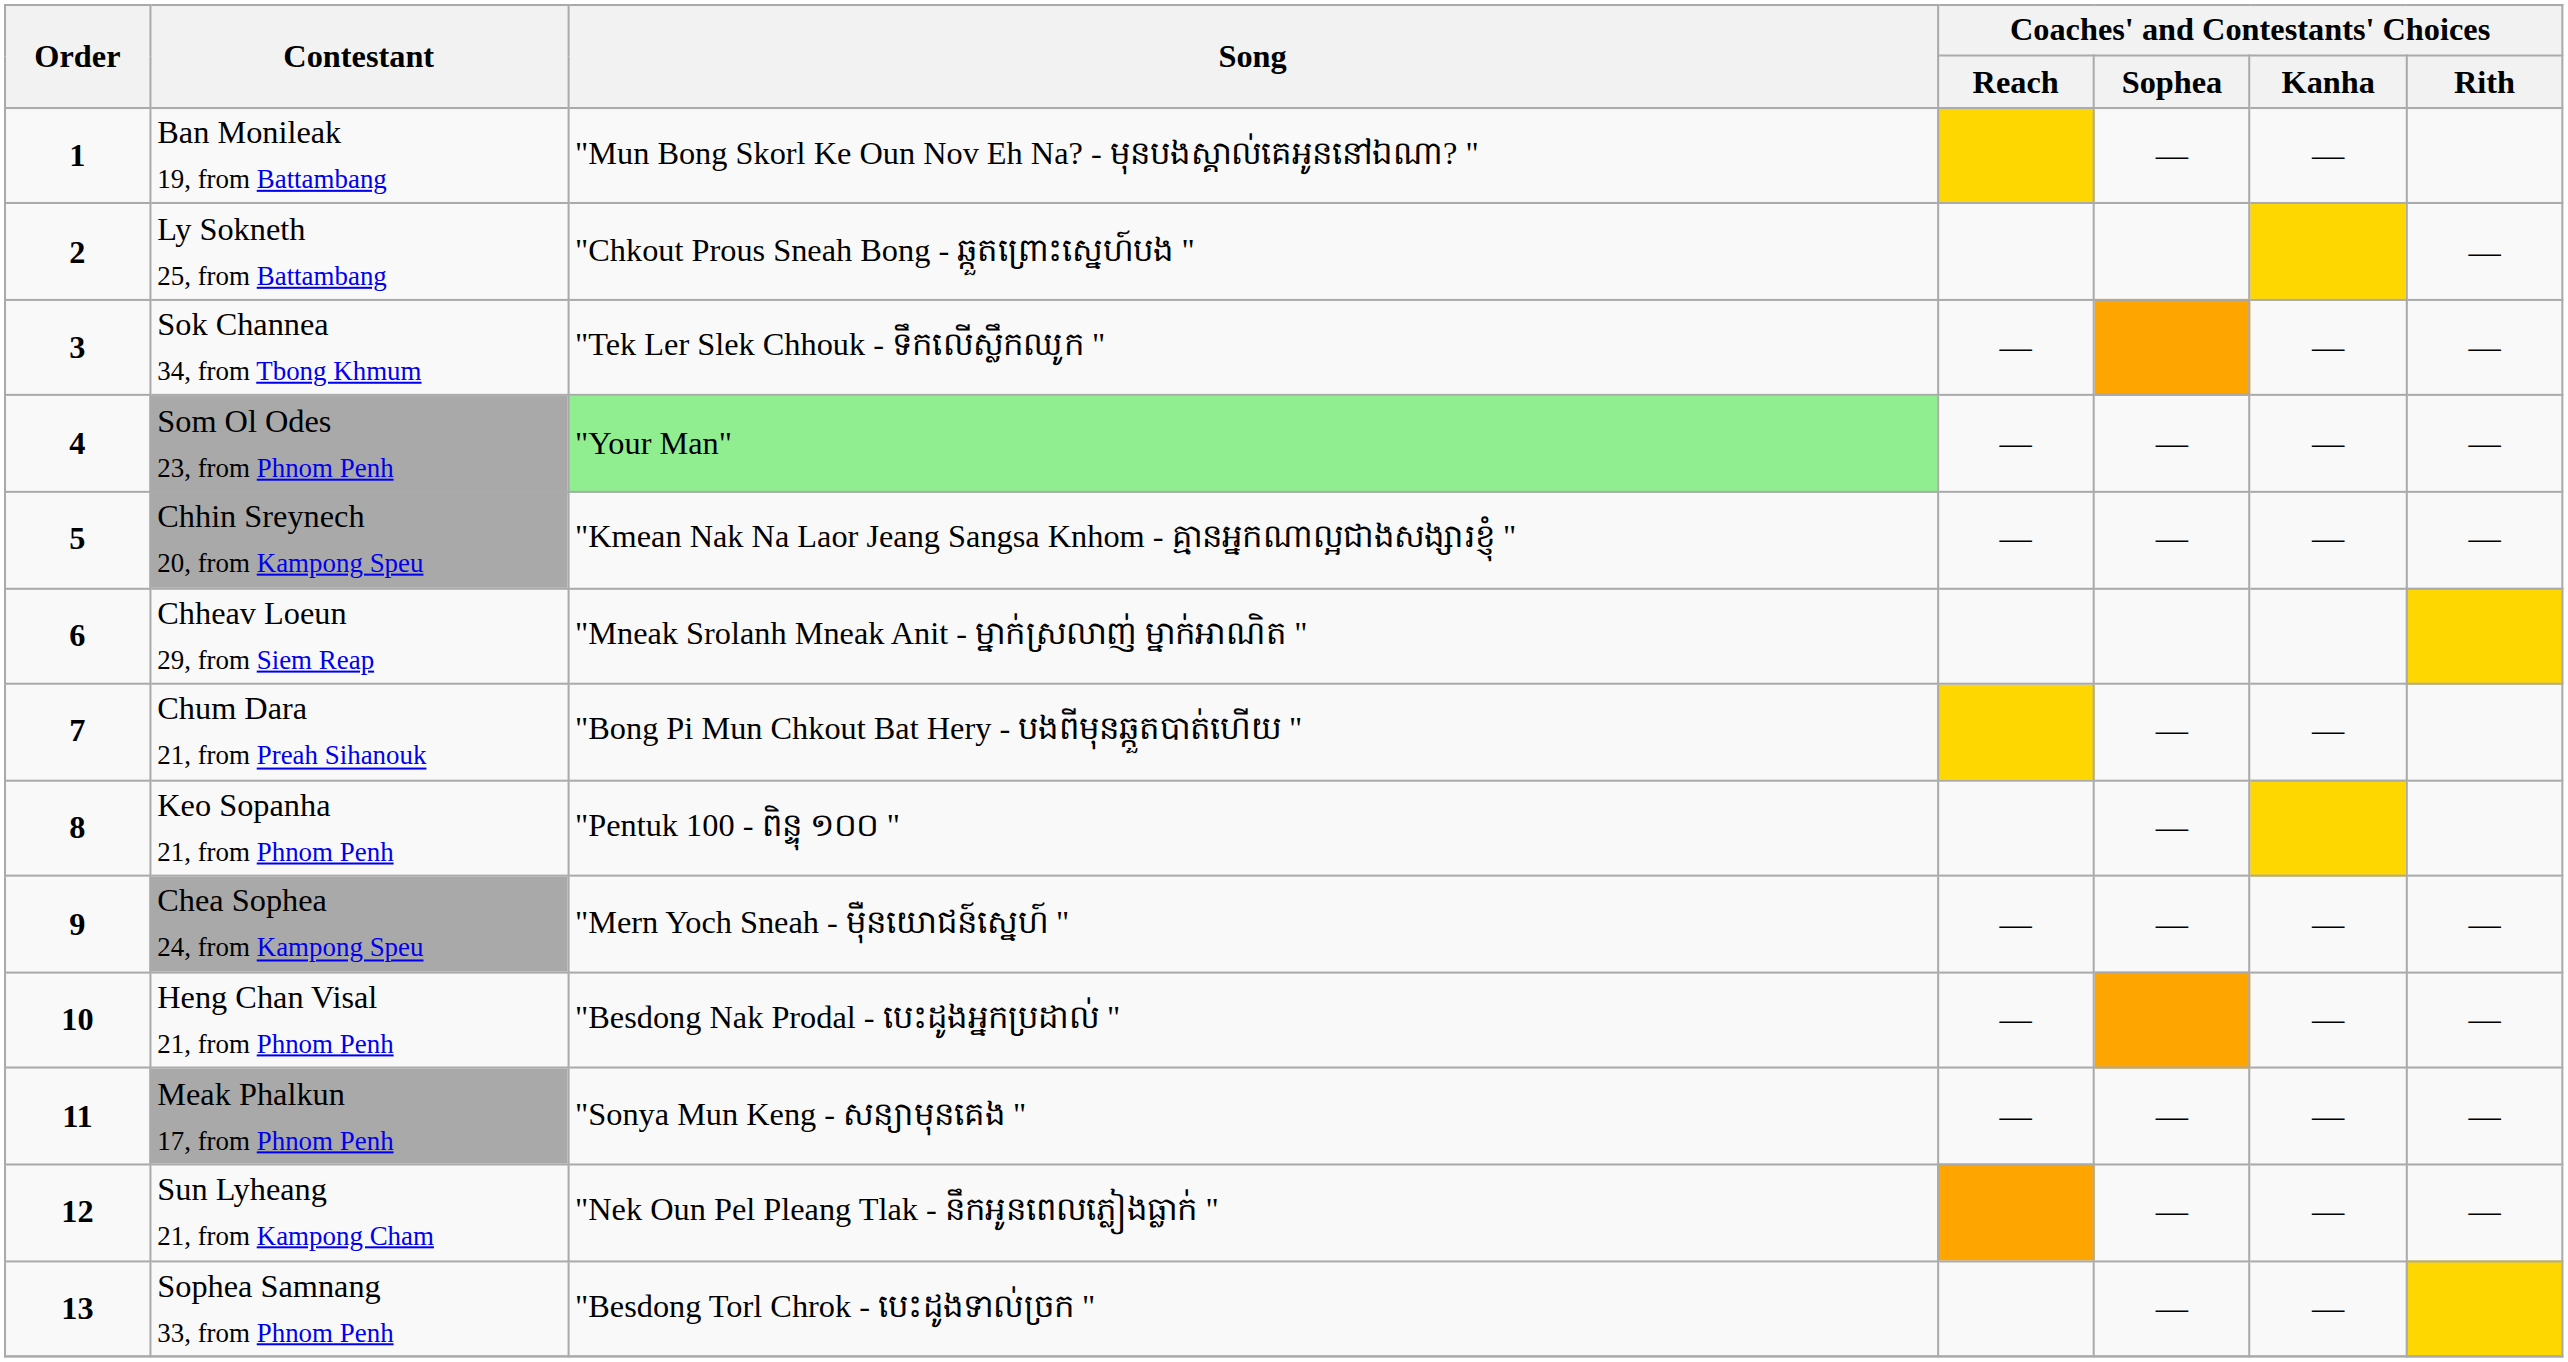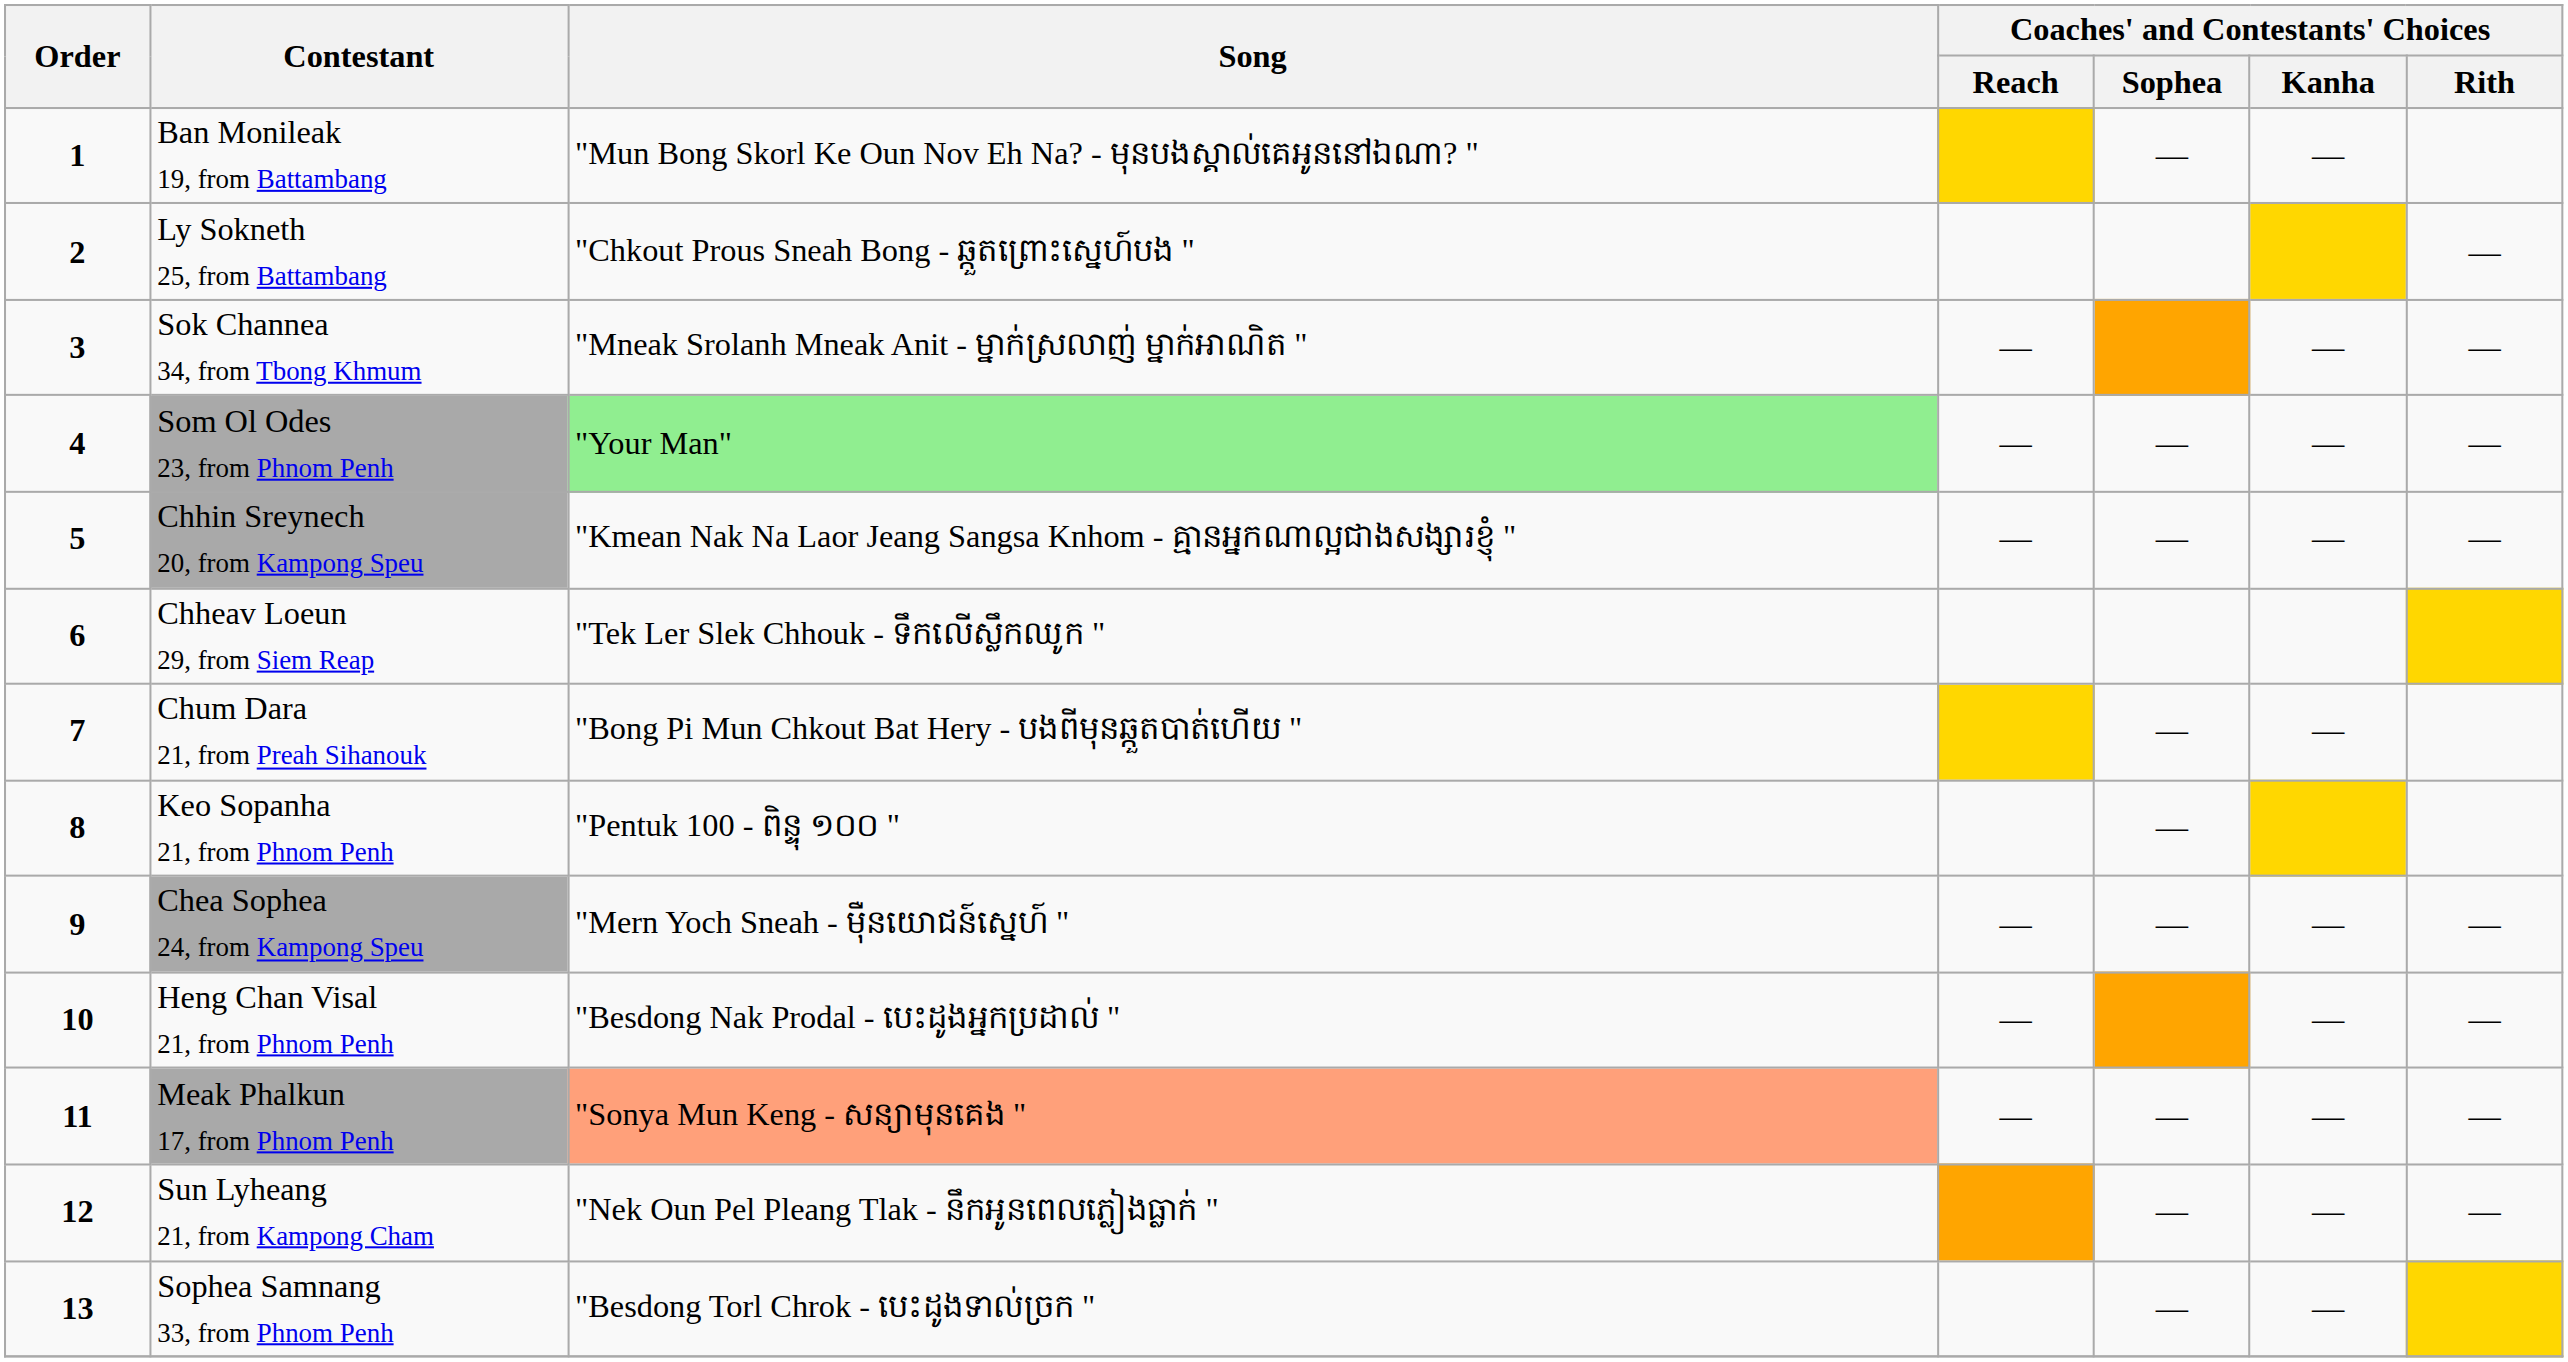(840, 345) "Tek Ler Slek Chhouk - ទឹកលើស្លឹកឈូក " -> (941, 345) "Mneak Srolanh Mneak Anit - ម្នាក់ស្រលាញ់ ម្នាក់អាណិត "
(941, 633) "Mneak Srolanh Mneak Anit - ម្នាក់ស្រលាញ់ ម្នាក់អាណិត " -> (840, 633) "Tek Ler Slek Chhouk - ទឹកលើស្លឹកឈូក "
(801, 1113) no background -> (801, 1113) lightsalmon background
